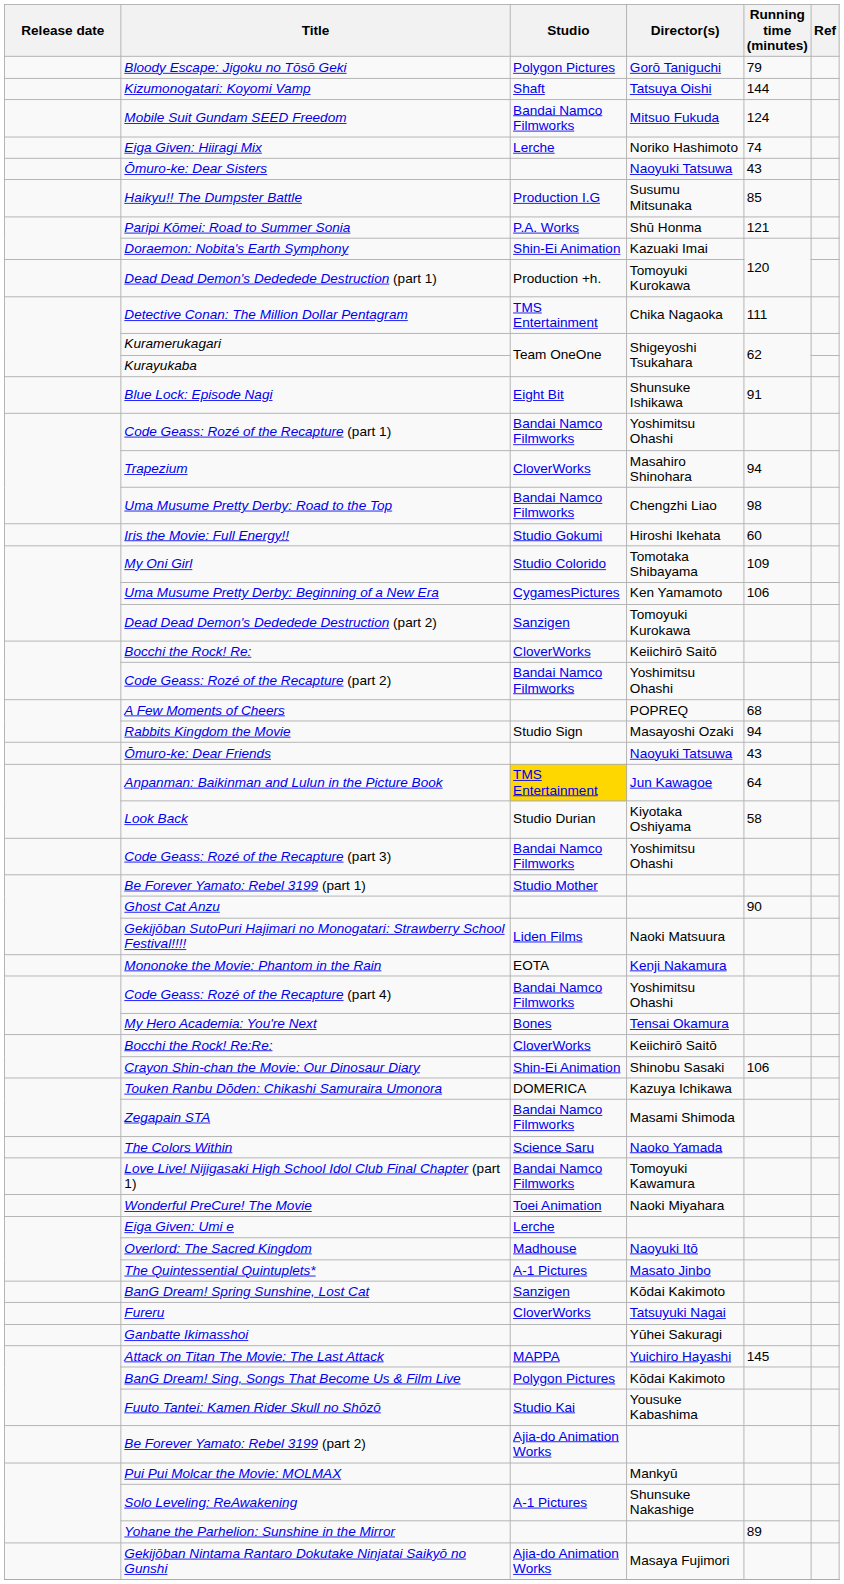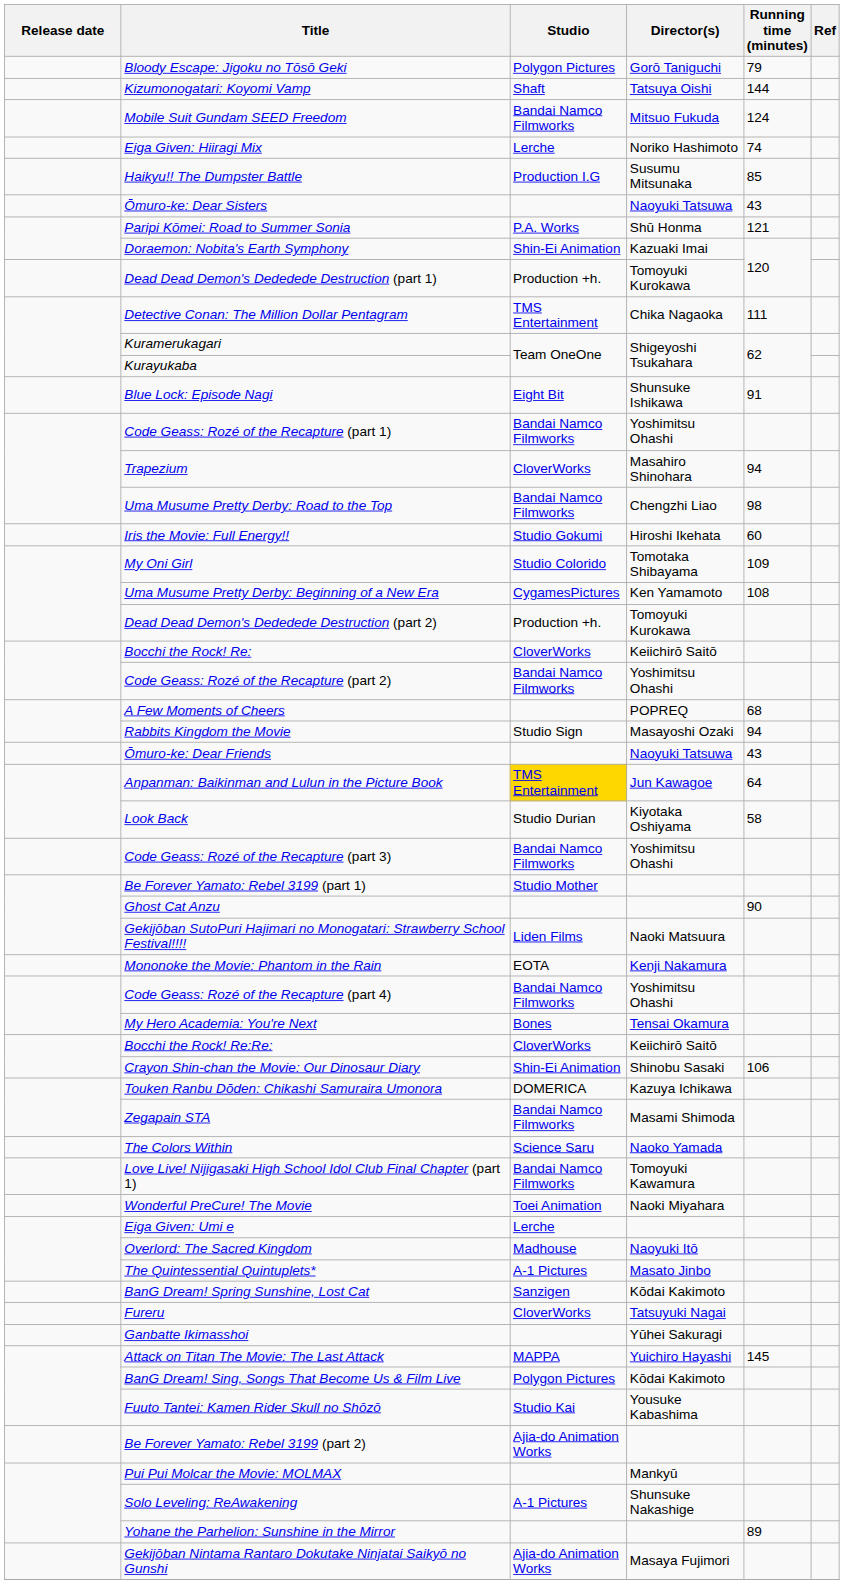rows swapped: (196, 169) <-> (213, 198)
(758, 593) 106 -> (758, 593) 108
(541, 622) Sanzigen -> (557, 622) Production +h.
